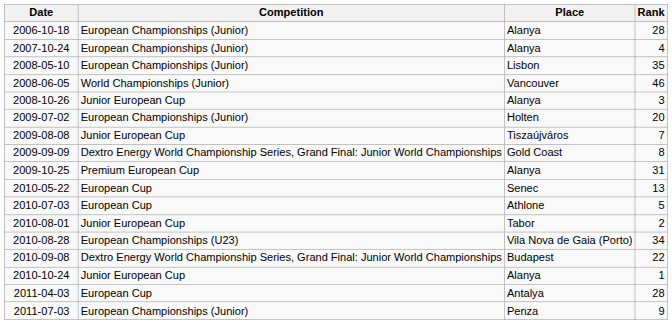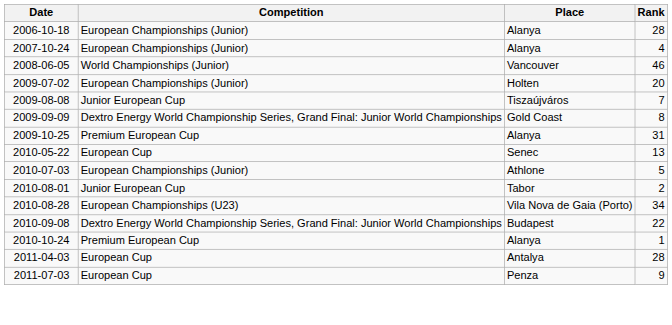- row: (41, 65)
- row: (41, 100)
(116, 205) European Cup -> (164, 170) European Championships (Junior)
(133, 275) Junior European Cup -> (140, 240) Premium European Cup
(164, 310) European Championships (Junior) -> (116, 275) European Cup
